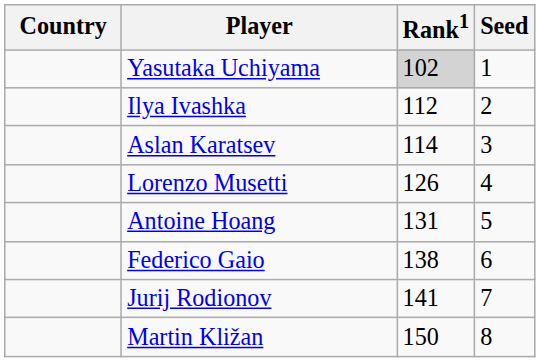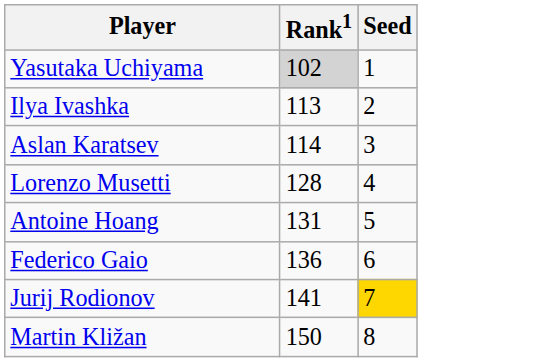- column: (63, 26)
(420, 106) 112 -> (303, 106) 113
(421, 183) 126 -> (304, 183) 128
(421, 260) 138 -> (304, 260) 136
(486, 298) no background -> (369, 298) gold background
